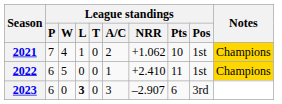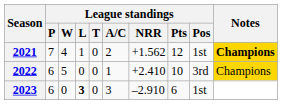(149, 52) +1.062 -> (149, 52) +1.562
(177, 52) 10 -> (177, 52) 12
(243, 52) normal -> (245, 52) bold
(177, 71) 11 -> (177, 71) 10
(200, 71) 1st -> (201, 71) 3rd
(148, 90) –2.907 -> (148, 90) –2.910
(201, 90) 3rd -> (200, 90) 1st
